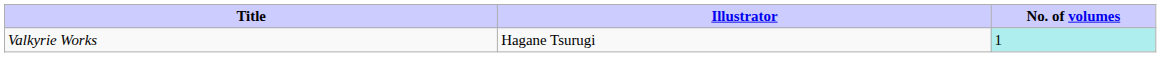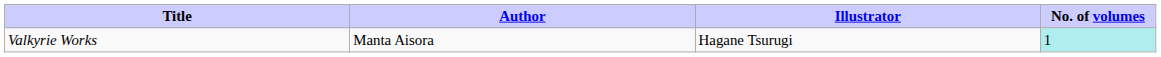+ column: (522, 16)
